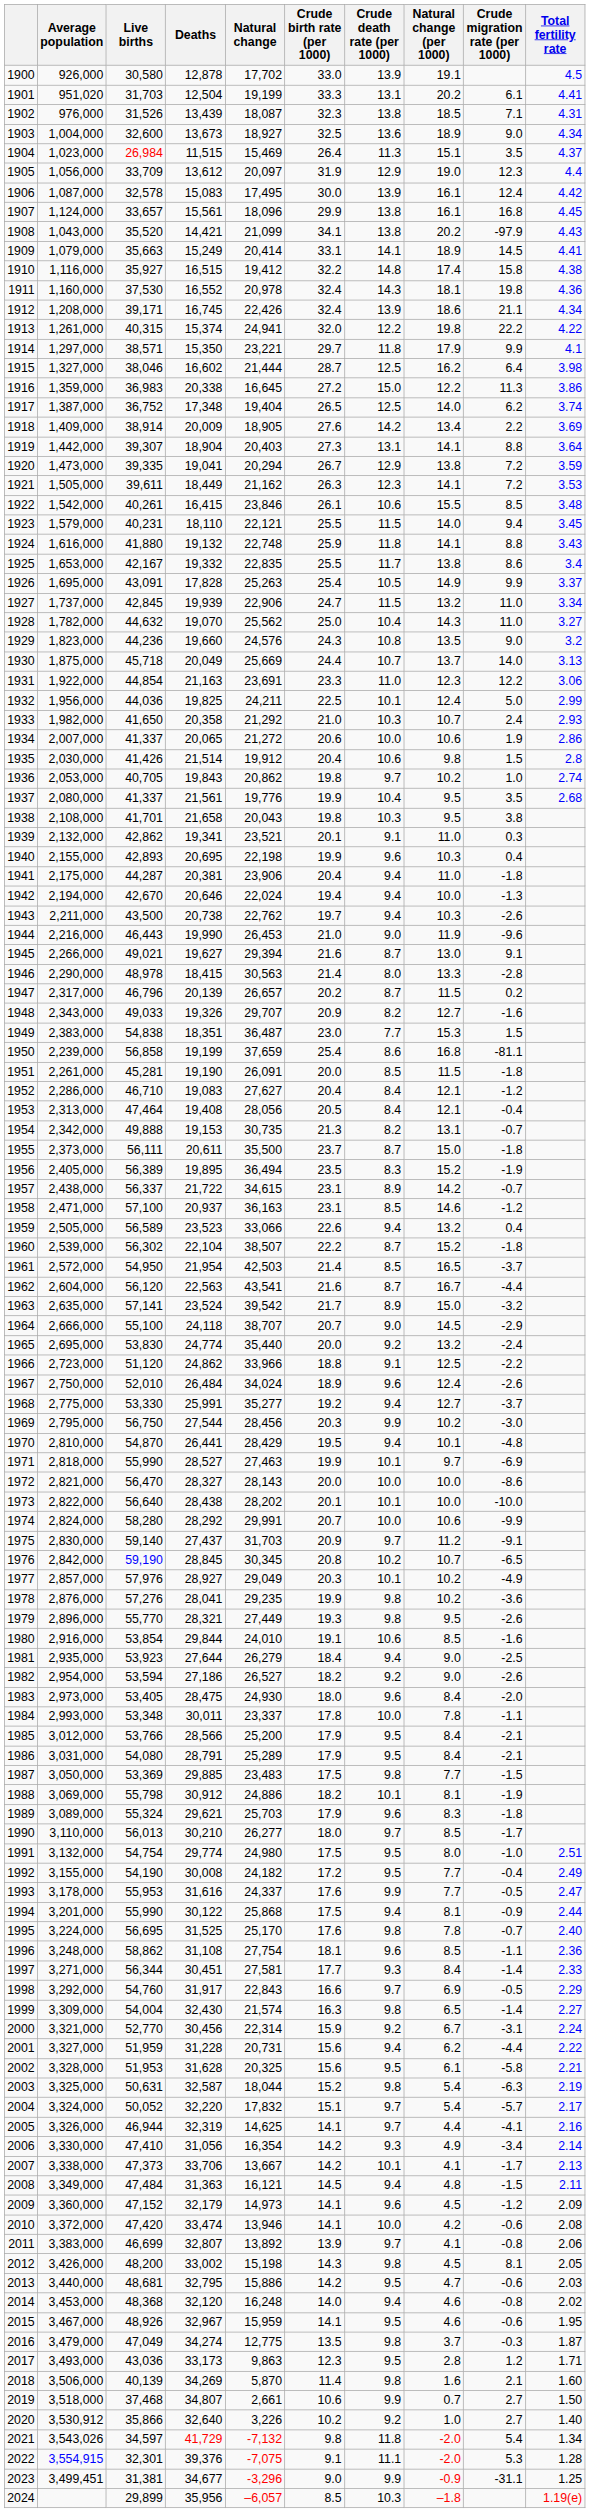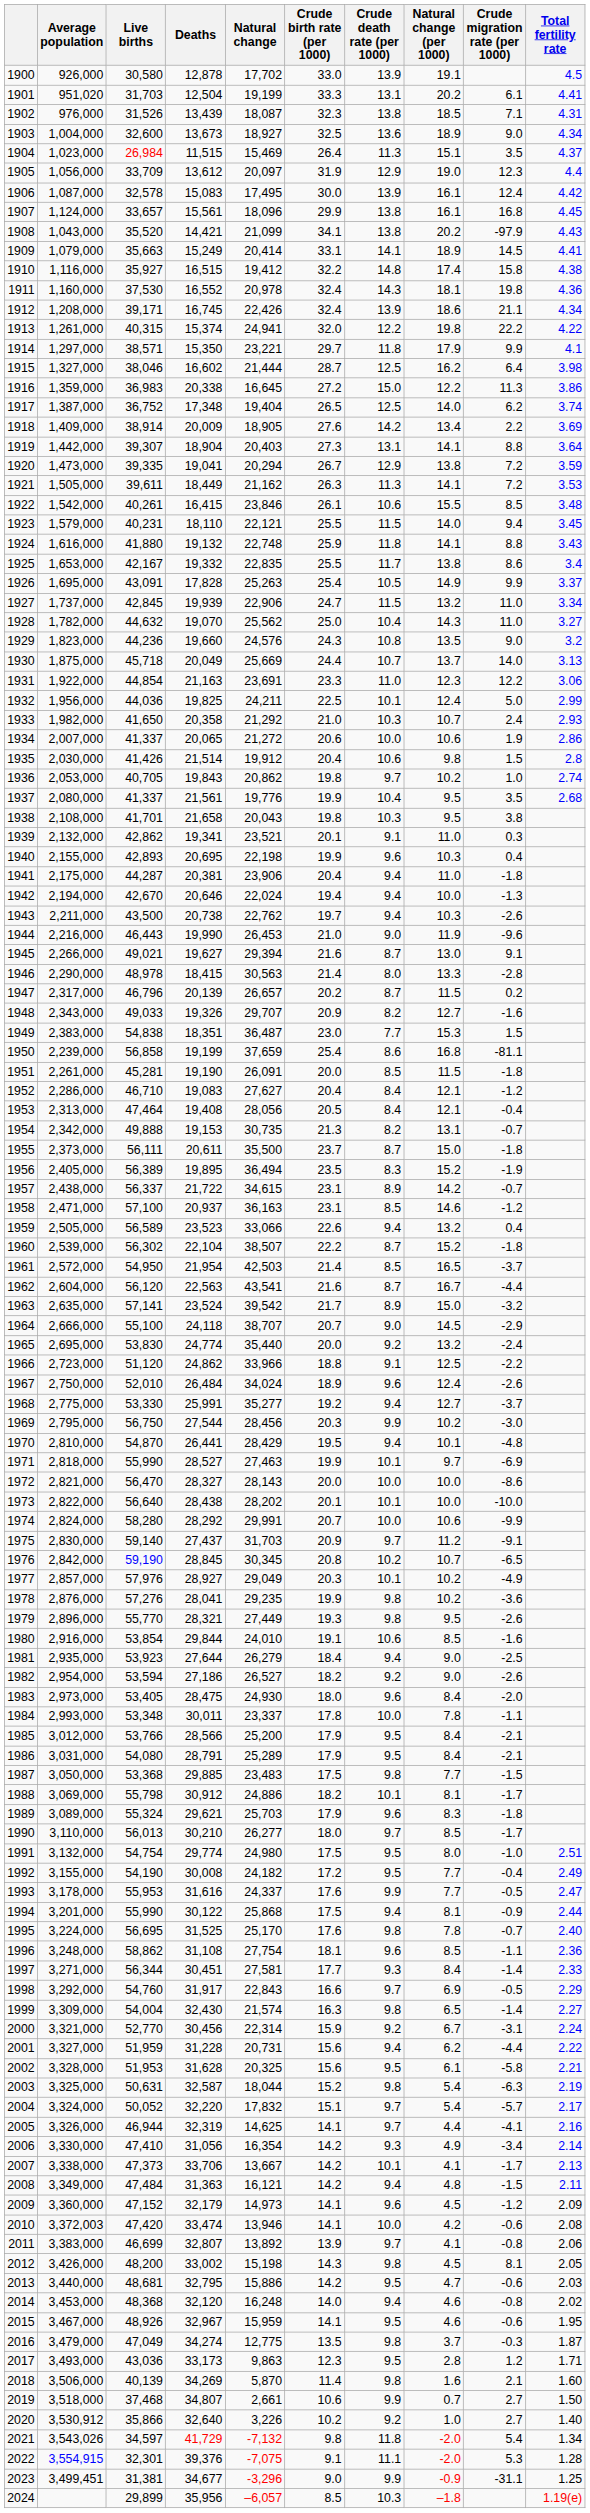(389, 485) 12.3 -> (390, 485) 11.3
(144, 1775) 53,369 -> (144, 1775) 53,368
(512, 1794) -1.9 -> (512, 1794) -1.7
(330, 2185) 14.5 -> (330, 2185) 14.2
(76, 2224) 3,372,000 -> (76, 2224) 3,372,003
